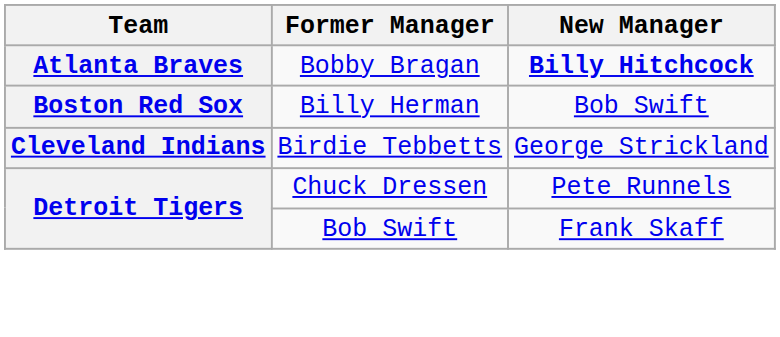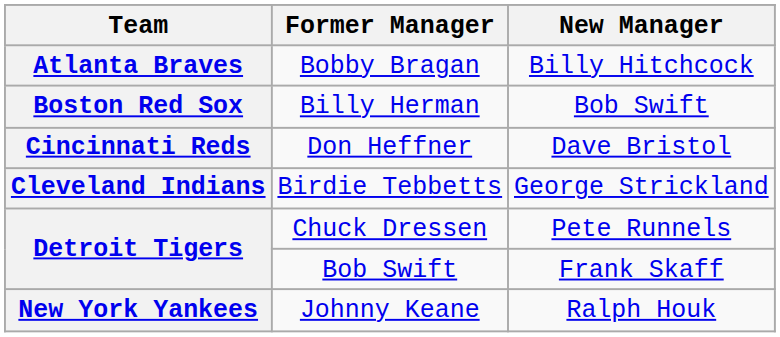(641, 66) bold -> (641, 66) normal
+ row: (390, 147)
+ row: (390, 310)
